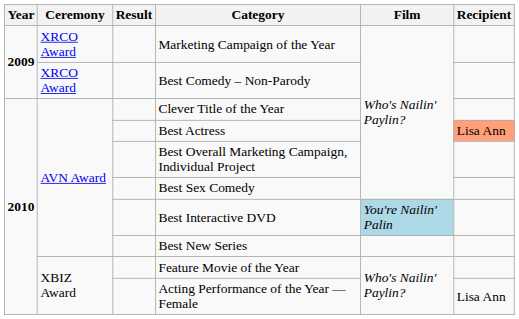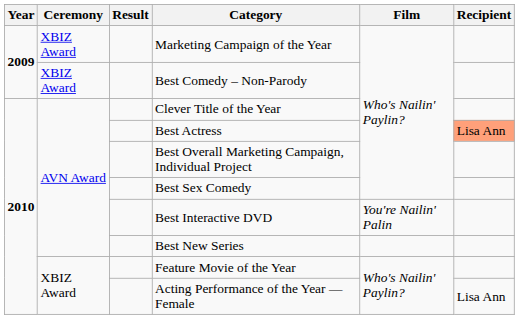(59, 44) XRCO Award -> (58, 44) XBIZ Award
(59, 80) XRCO Award -> (58, 80) XBIZ Award
(400, 217) lightblue background -> (399, 217) no background
